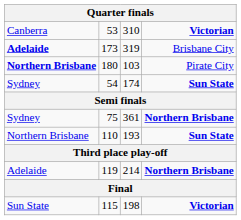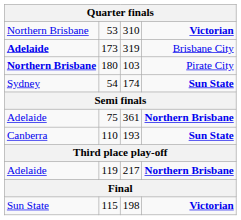(27, 30) Canberra -> (48, 30) Northern Brisbane
(23, 118) Sydney -> (27, 118) Adelaide
(48, 135) Northern Brisbane -> (27, 135) Canberra
(131, 170) 214 -> (131, 170) 217
